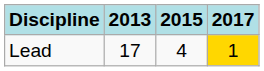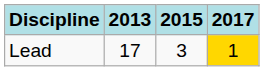(181, 50) 4 -> (181, 50) 3
